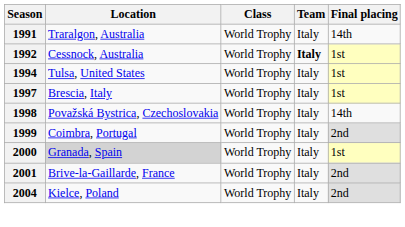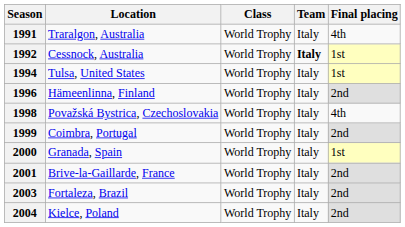(341, 34) 14th -> (338, 34) 4th
+ row: (25, 93)
- row: (25, 93)
(341, 113) 14th -> (338, 113) 4th
(85, 153) lightgrey background -> (85, 153) no background
+ row: (25, 192)
